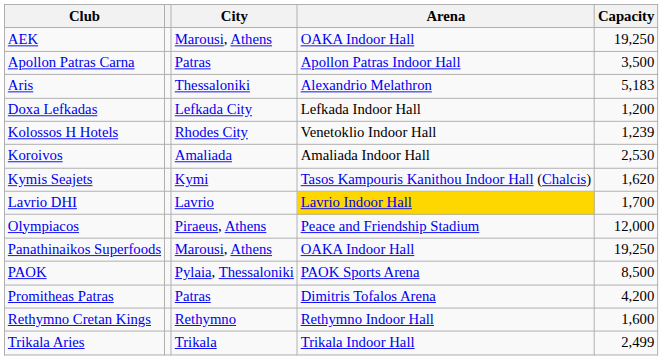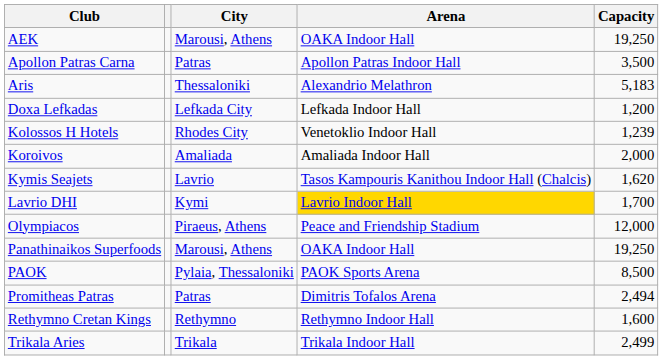(638, 156) 2,530 -> (638, 156) 2,000
(192, 179) Kymi -> (194, 179) Lavrio
(194, 202) Lavrio -> (192, 202) Kymi
(638, 296) 4,200 -> (638, 296) 2,494
